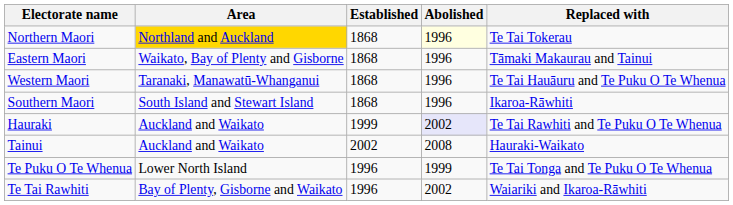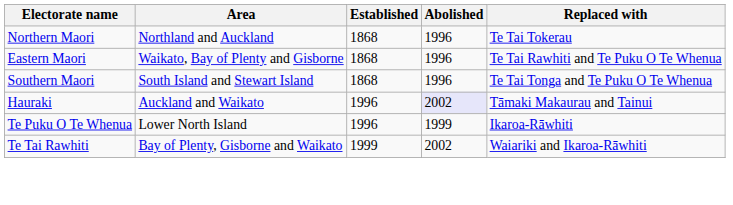(206, 37) gold background -> (206, 37) no background
(438, 37) lightyellow background -> (438, 37) no background
(571, 59) Tāmaki Makaurau and Tainui -> (606, 59) Te Tai Rawhiti and Te Puku O Te Whenua
- row: (49, 80)
(531, 102) Ikaroa-Rāwhiti -> (601, 80) Te Tai Tonga and Te Puku O Te Whenua
(364, 124) 1999 -> (364, 102) 1996
(606, 124) Te Tai Rawhiti and Te Puku O Te Whenua -> (571, 102) Tāmaki Makaurau and Tainui
- row: (25, 146)
(601, 168) Te Tai Tonga and Te Puku O Te Whenua -> (531, 124) Ikaroa-Rāwhiti
(364, 189) 1996 -> (364, 146) 1999
